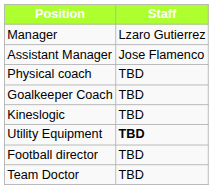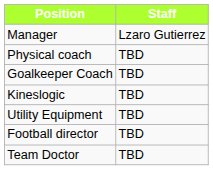- row: (60, 54)
(132, 134) bold -> (131, 114) normal
